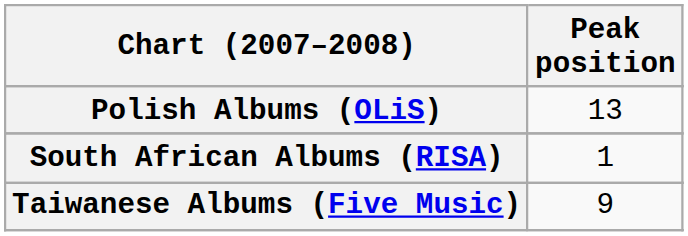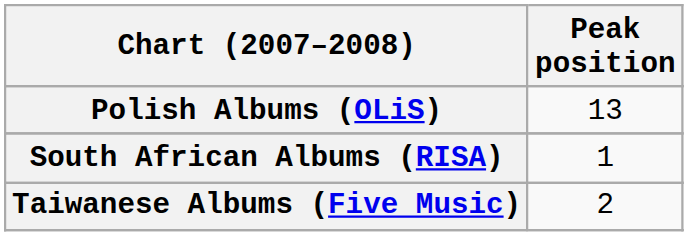(605, 206) 9 -> (605, 206) 2
